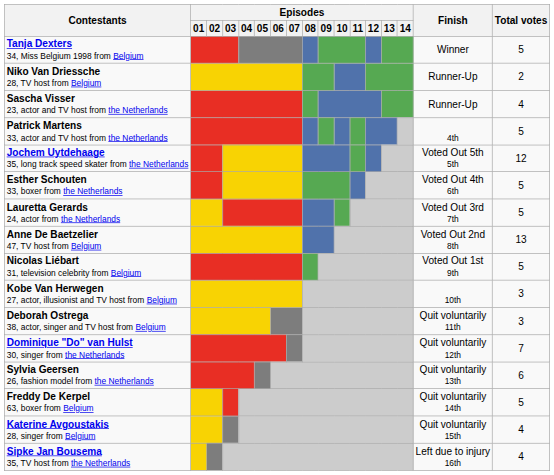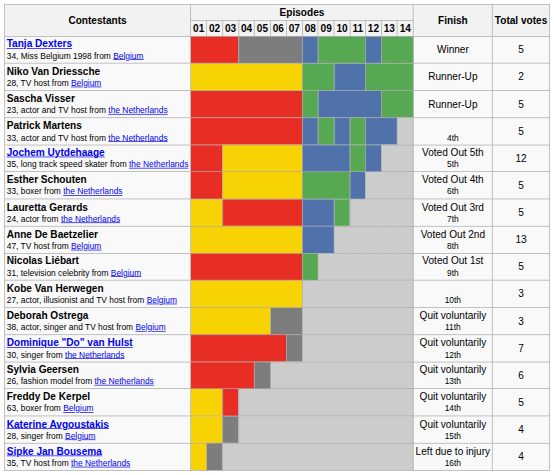(521, 104) 4 -> (521, 104) 5
